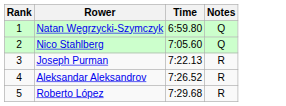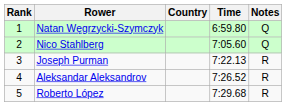+ column: (188, 12)
